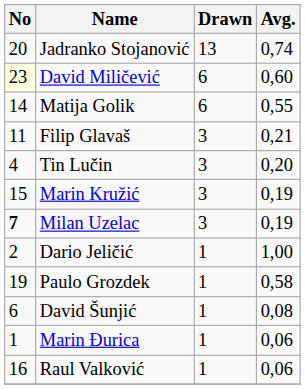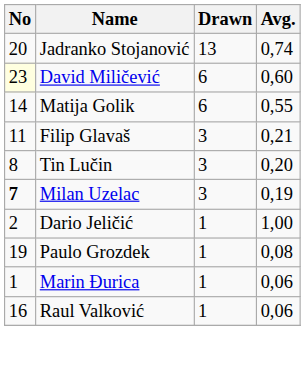(13, 164) 4 -> (13, 164) 8
- row: (90, 194)
(277, 281) 0,58 -> (277, 252) 0,08
- row: (88, 310)
